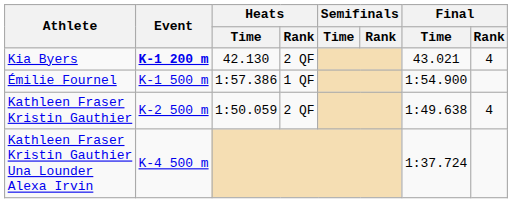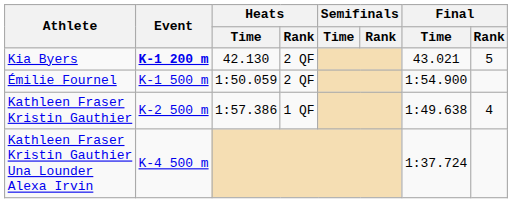(489, 59) 4 -> (489, 59) 5
(246, 81) 1:57.386 -> (246, 81) 1:50.059
(299, 81) 1 QF -> (299, 81) 2 QF
(246, 110) 1:50.059 -> (246, 110) 1:57.386
(299, 110) 2 QF -> (299, 110) 1 QF
